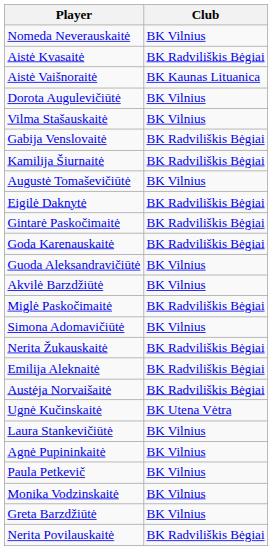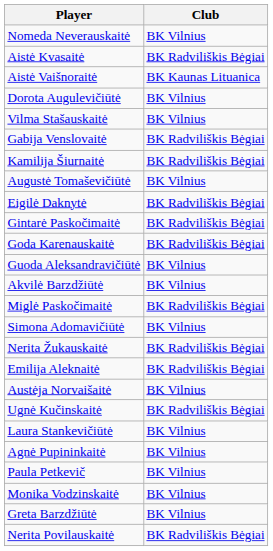(206, 389) BK Radviliškis Bėgiai -> (176, 389) BK Vilnius
(189, 410) BK Utena Vėtra -> (206, 410) BK Radviliškis Bėgiai
